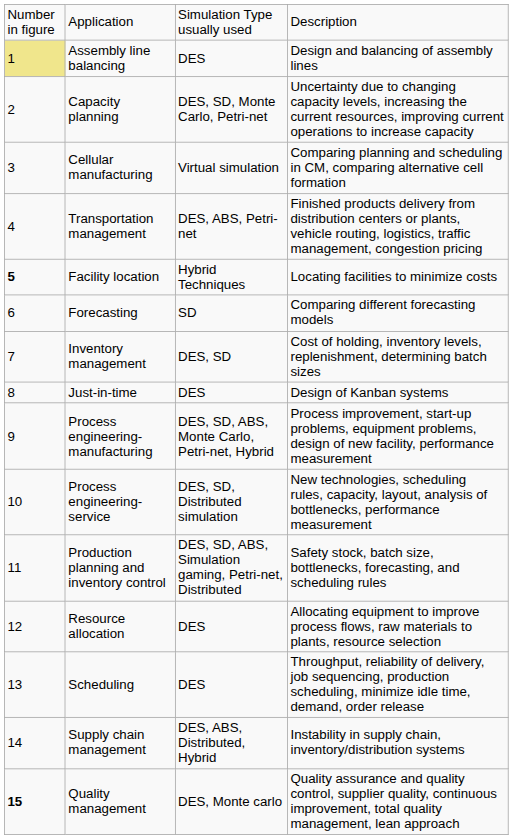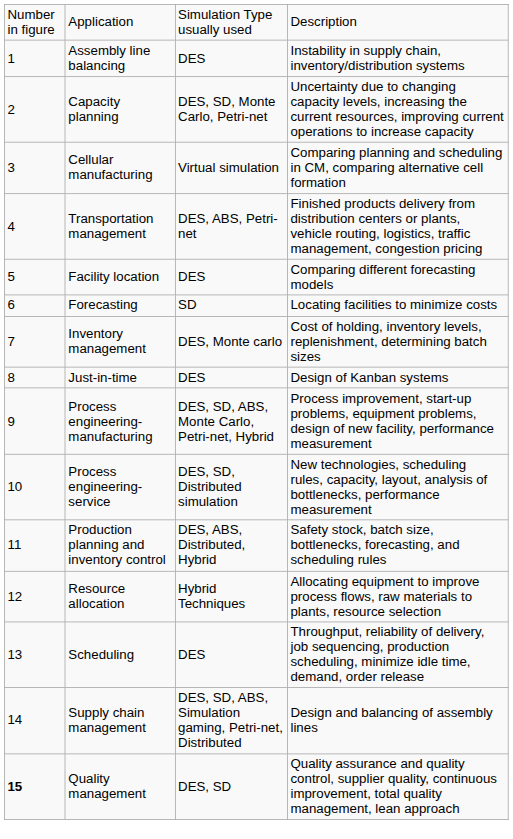(11, 58) khaki background -> (11, 58) no background
(392, 58) Design and balancing of assembly lines -> (378, 58) Instability in supply chain, inventory/distribution systems
(11, 277) bold -> (11, 277) normal
(212, 277) Hybrid Techniques -> (192, 277) DES
(394, 277) Locating facilities to minimize costs -> (383, 277) Comparing different forecasting models
(383, 313) Comparing different forecasting models -> (394, 305) Locating facilities to minimize costs
(205, 356) DES, SD -> (230, 341) DES, Monte carlo
(230, 567) DES, SD, ABS, Simulation gaming, Petri-net, Distributed -> (212, 545) DES, ABS, Distributed, Hybrid
(192, 626) DES -> (212, 596) Hybrid Techniques
(212, 743) DES, ABS, Distributed, Hybrid -> (230, 720) DES, SD, ABS, Simulation gaming, Petri-net, Distributed
(378, 743) Instability in supply chain, inventory/distribution systems -> (392, 720) Design and balancing of assembly lines
(230, 801) DES, Monte carlo -> (205, 786) DES, SD
